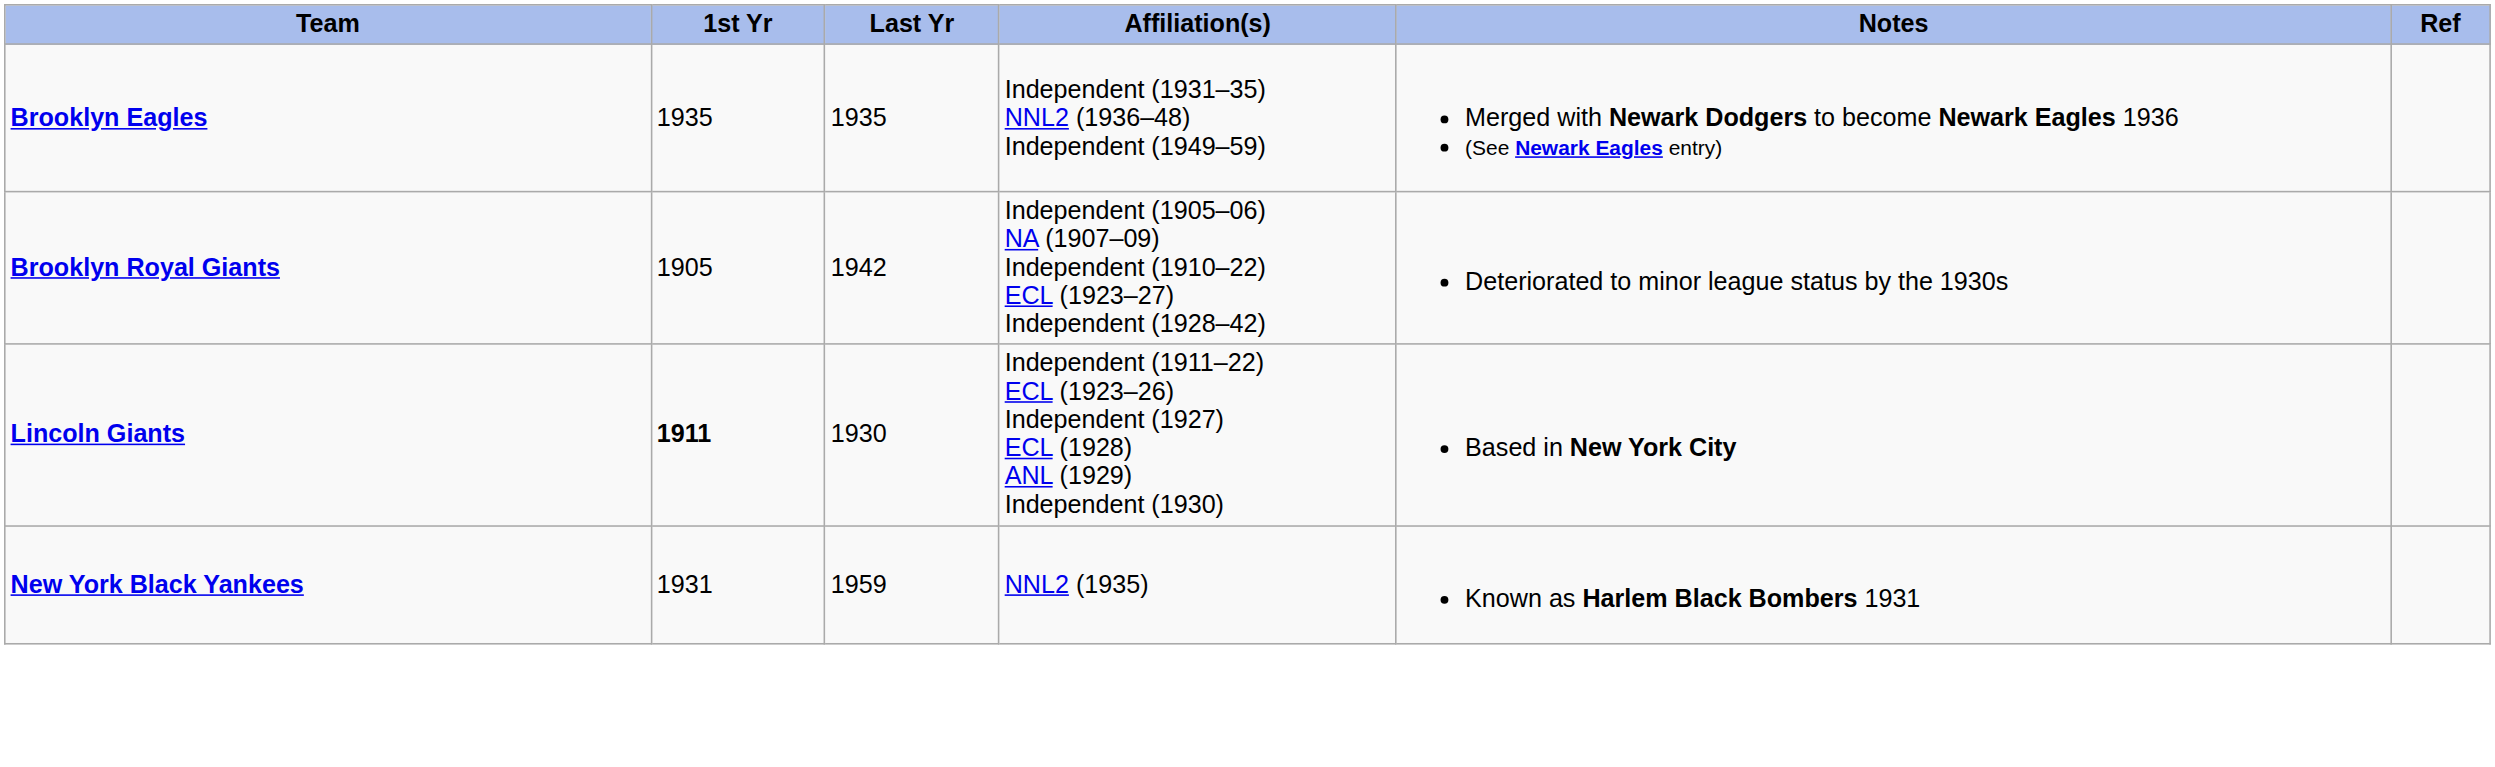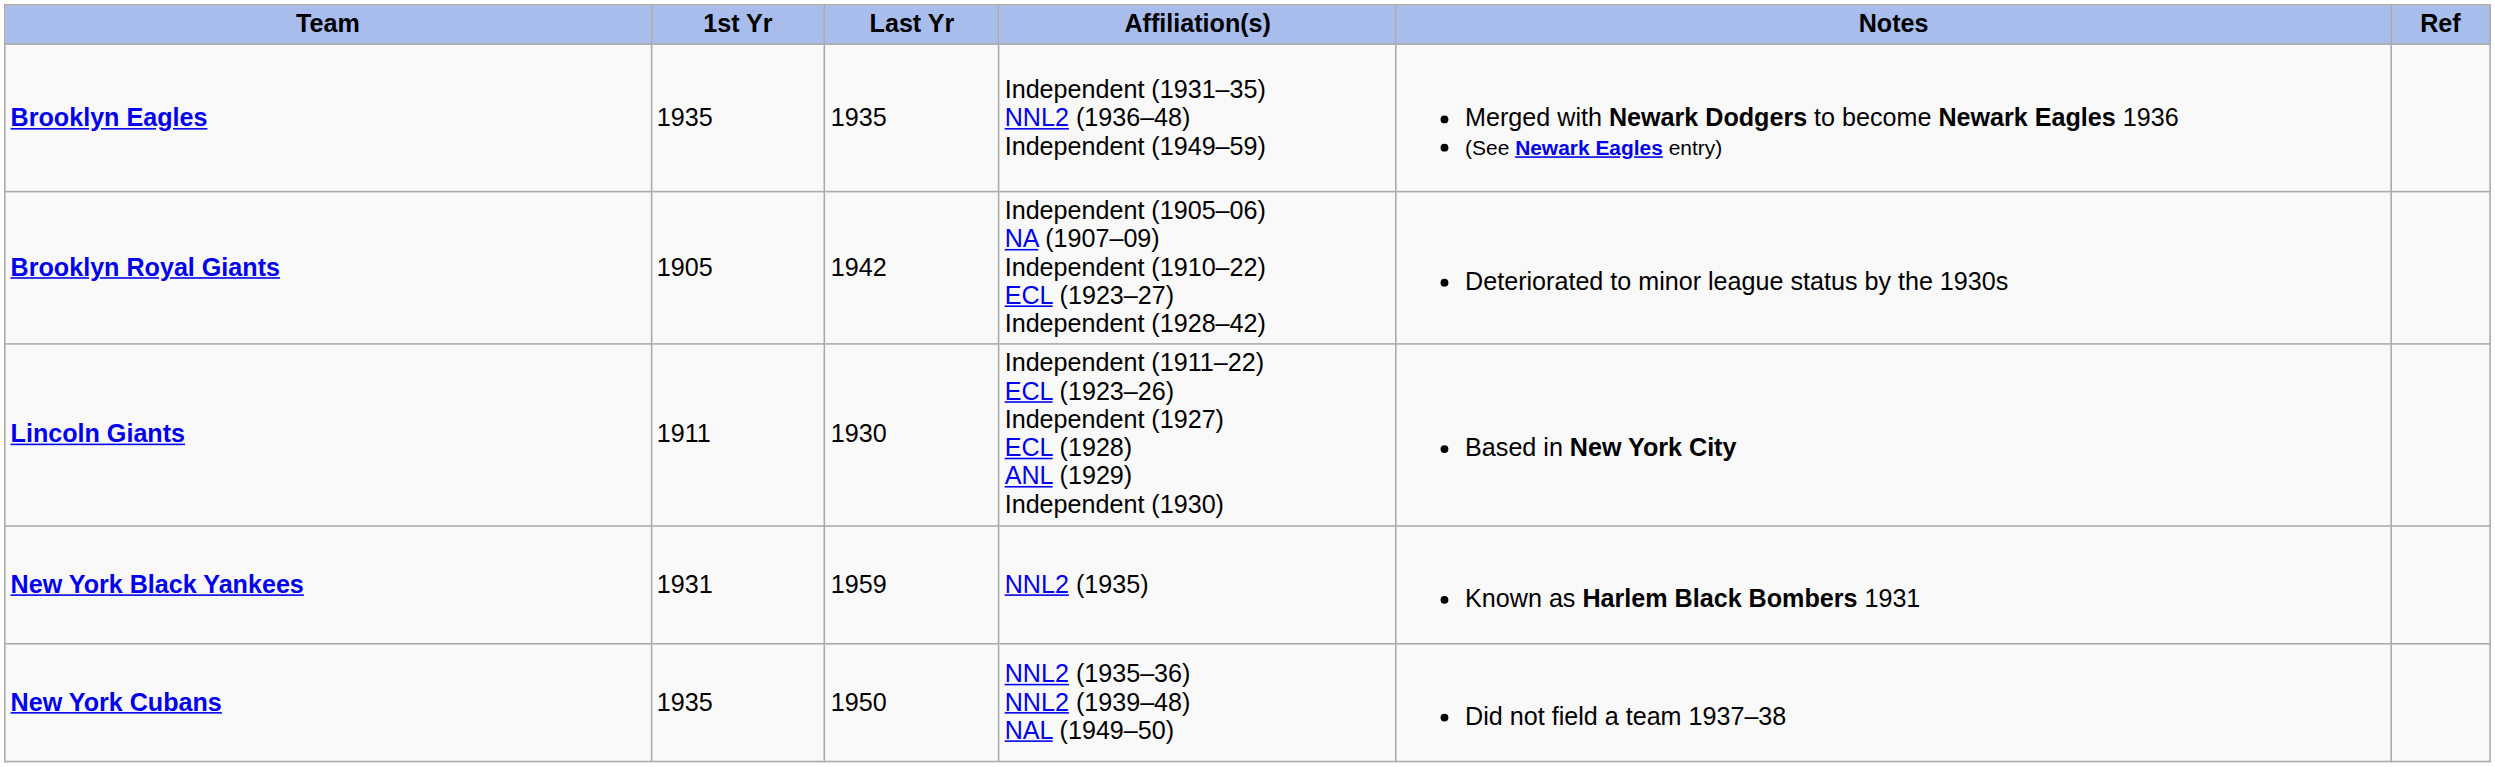(684, 434) bold -> (684, 434) normal
+ row: (116, 702)
